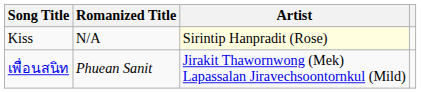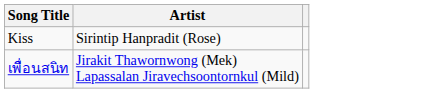- column: (126, 15)
(255, 38) lightyellow background -> (148, 38) no background
